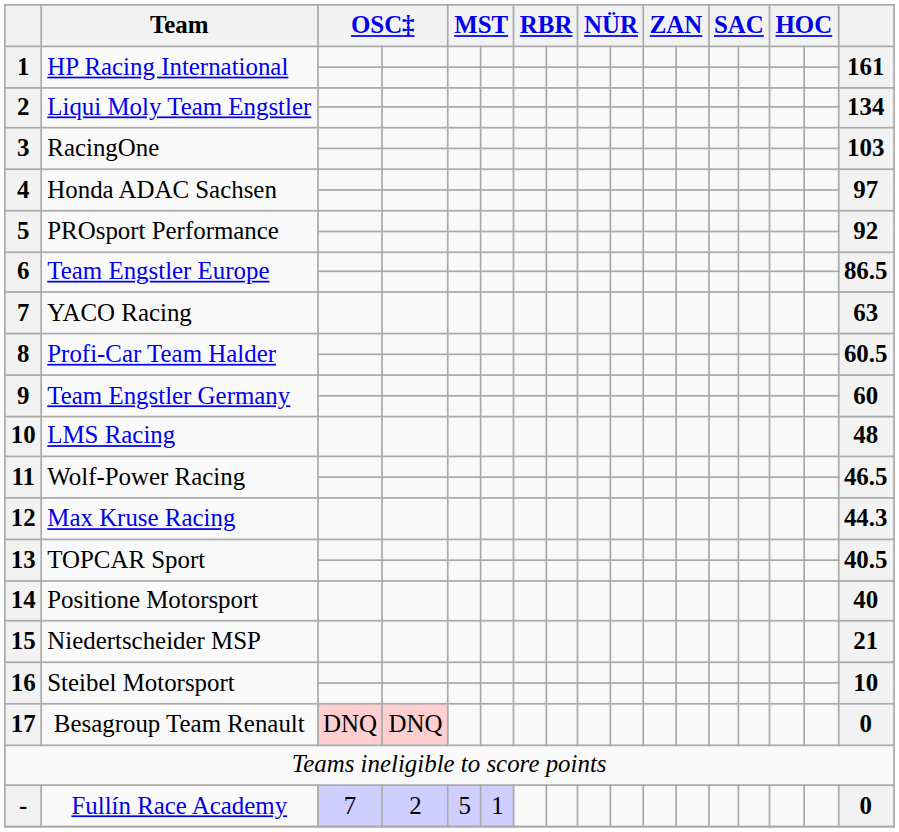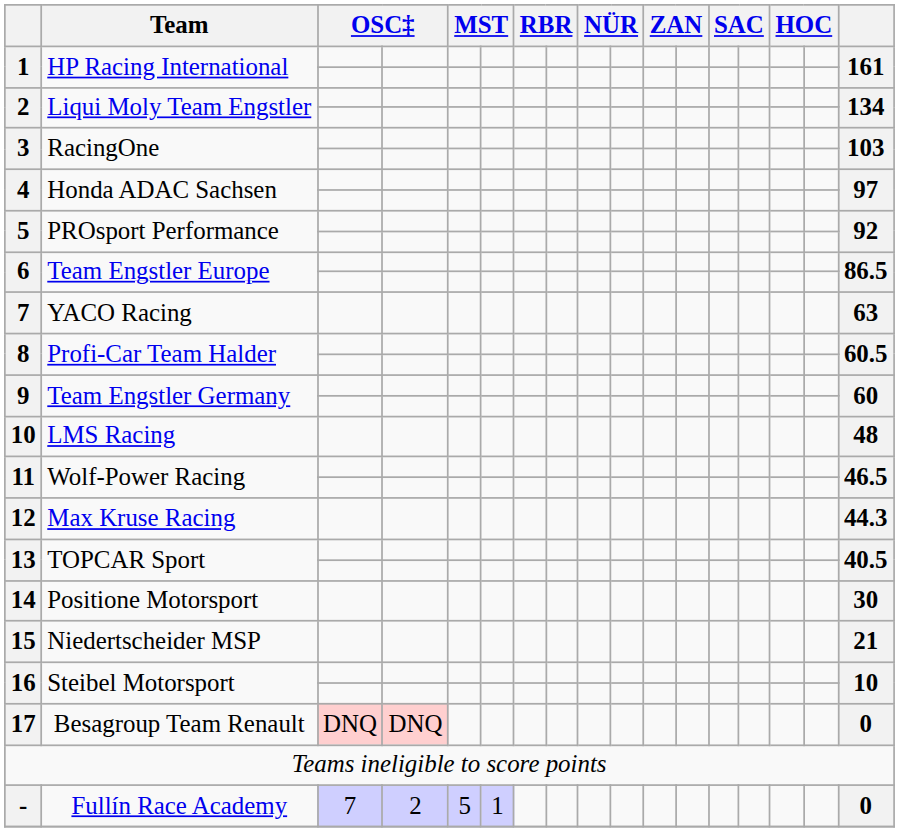(866, 600) 40 -> (866, 600) 30
